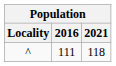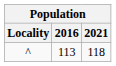(67, 52) 111 -> (67, 52) 113
